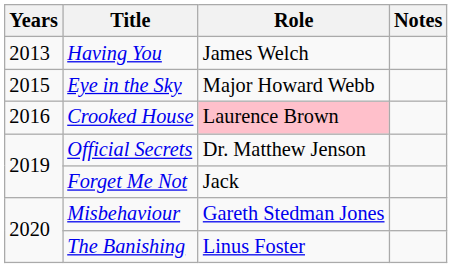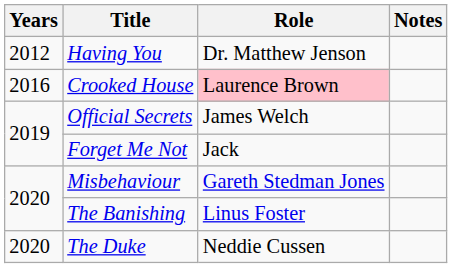(30, 52) 2013 -> (30, 52) 2012
(256, 52) James Welch -> (284, 52) Dr. Matthew Jenson
- row: (124, 85)
(284, 149) Dr. Matthew Jenson -> (256, 117) James Welch
+ row: (106, 246)
